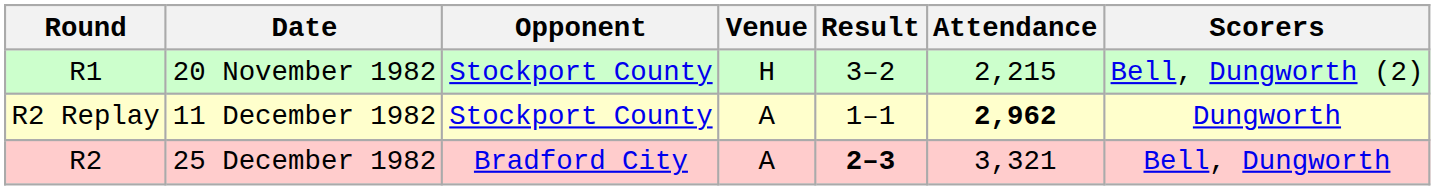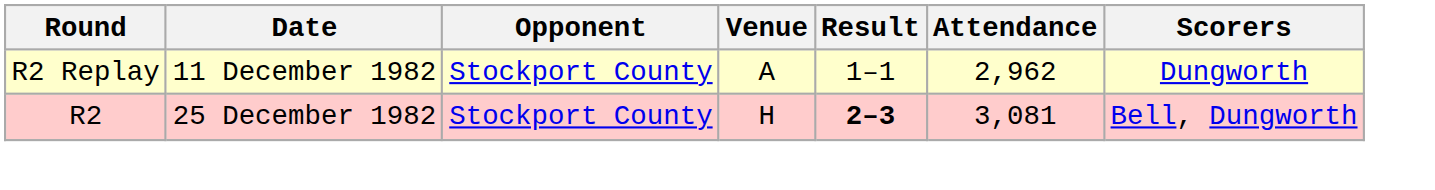- row: (304, 72)
(1015, 117) bold -> (1015, 72) normal
(581, 162) Bradford City -> (581, 117) Stockport County
(767, 162) A -> (767, 117) H
(1015, 162) 3,321 -> (1015, 117) 3,081
